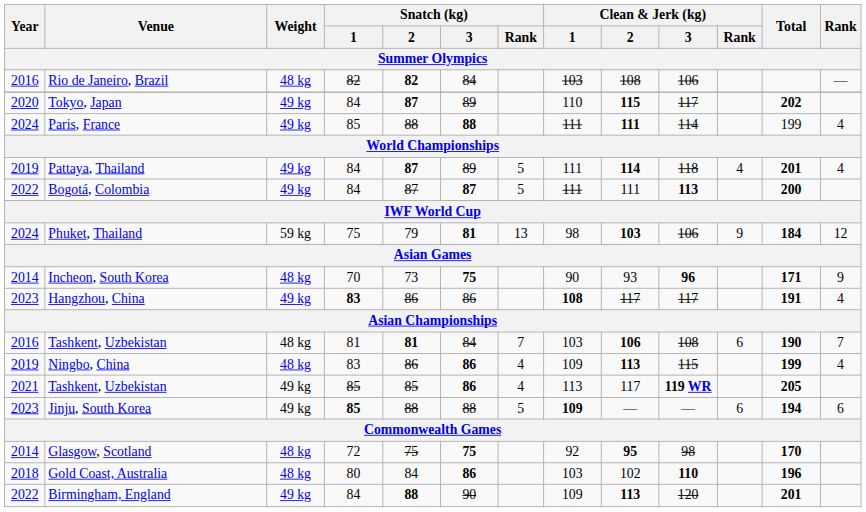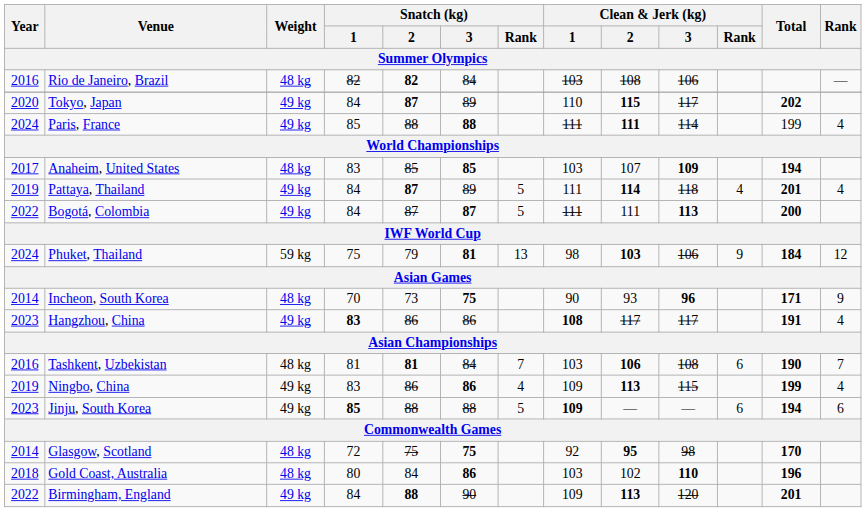+ row: (25, 168)
(295, 364) 48 kg -> (295, 386) 49 kg
- row: (25, 386)
